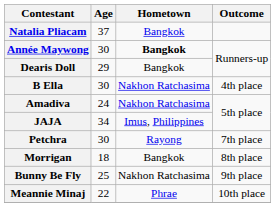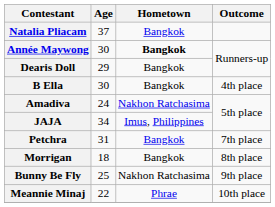(164, 85) Nakhon Ratchasima -> (164, 85) Bangkok
(103, 139) 30 -> (103, 139) 31
(164, 139) Rayong -> (164, 139) Bangkok
